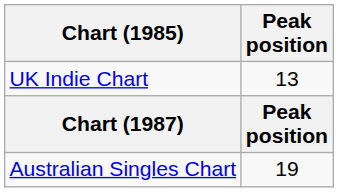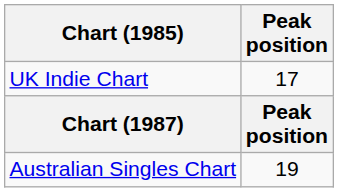(287, 78) 13 -> (287, 78) 17
